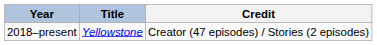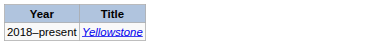- column: (259, 14)
